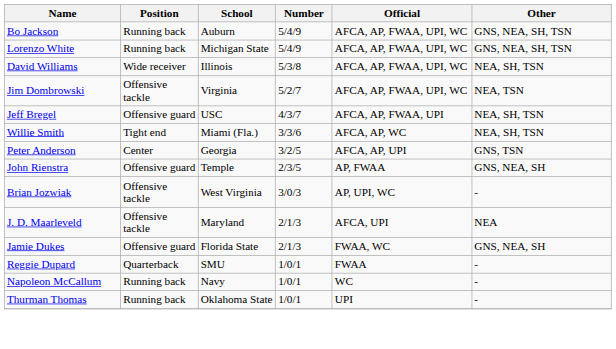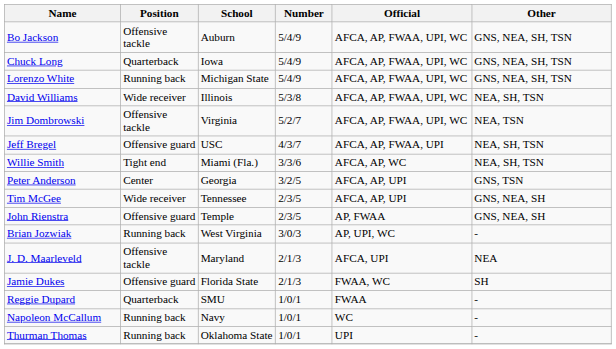(154, 31) Running back -> (145, 37) Offensive tackle
+ row: (35, 61)
+ row: (34, 198)
(145, 192) Offensive tackle -> (154, 233) Running back
(510, 246) GNS, NEA, SH -> (482, 282) SH
